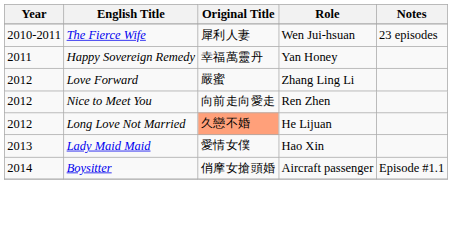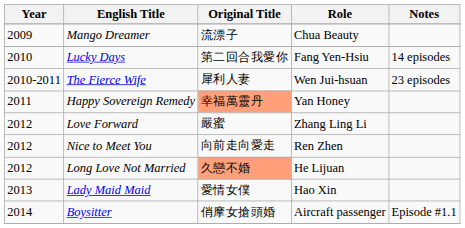+ row: (108, 35)
+ row: (96, 57)
(232, 57) no background -> (232, 101) lightsalmon background
